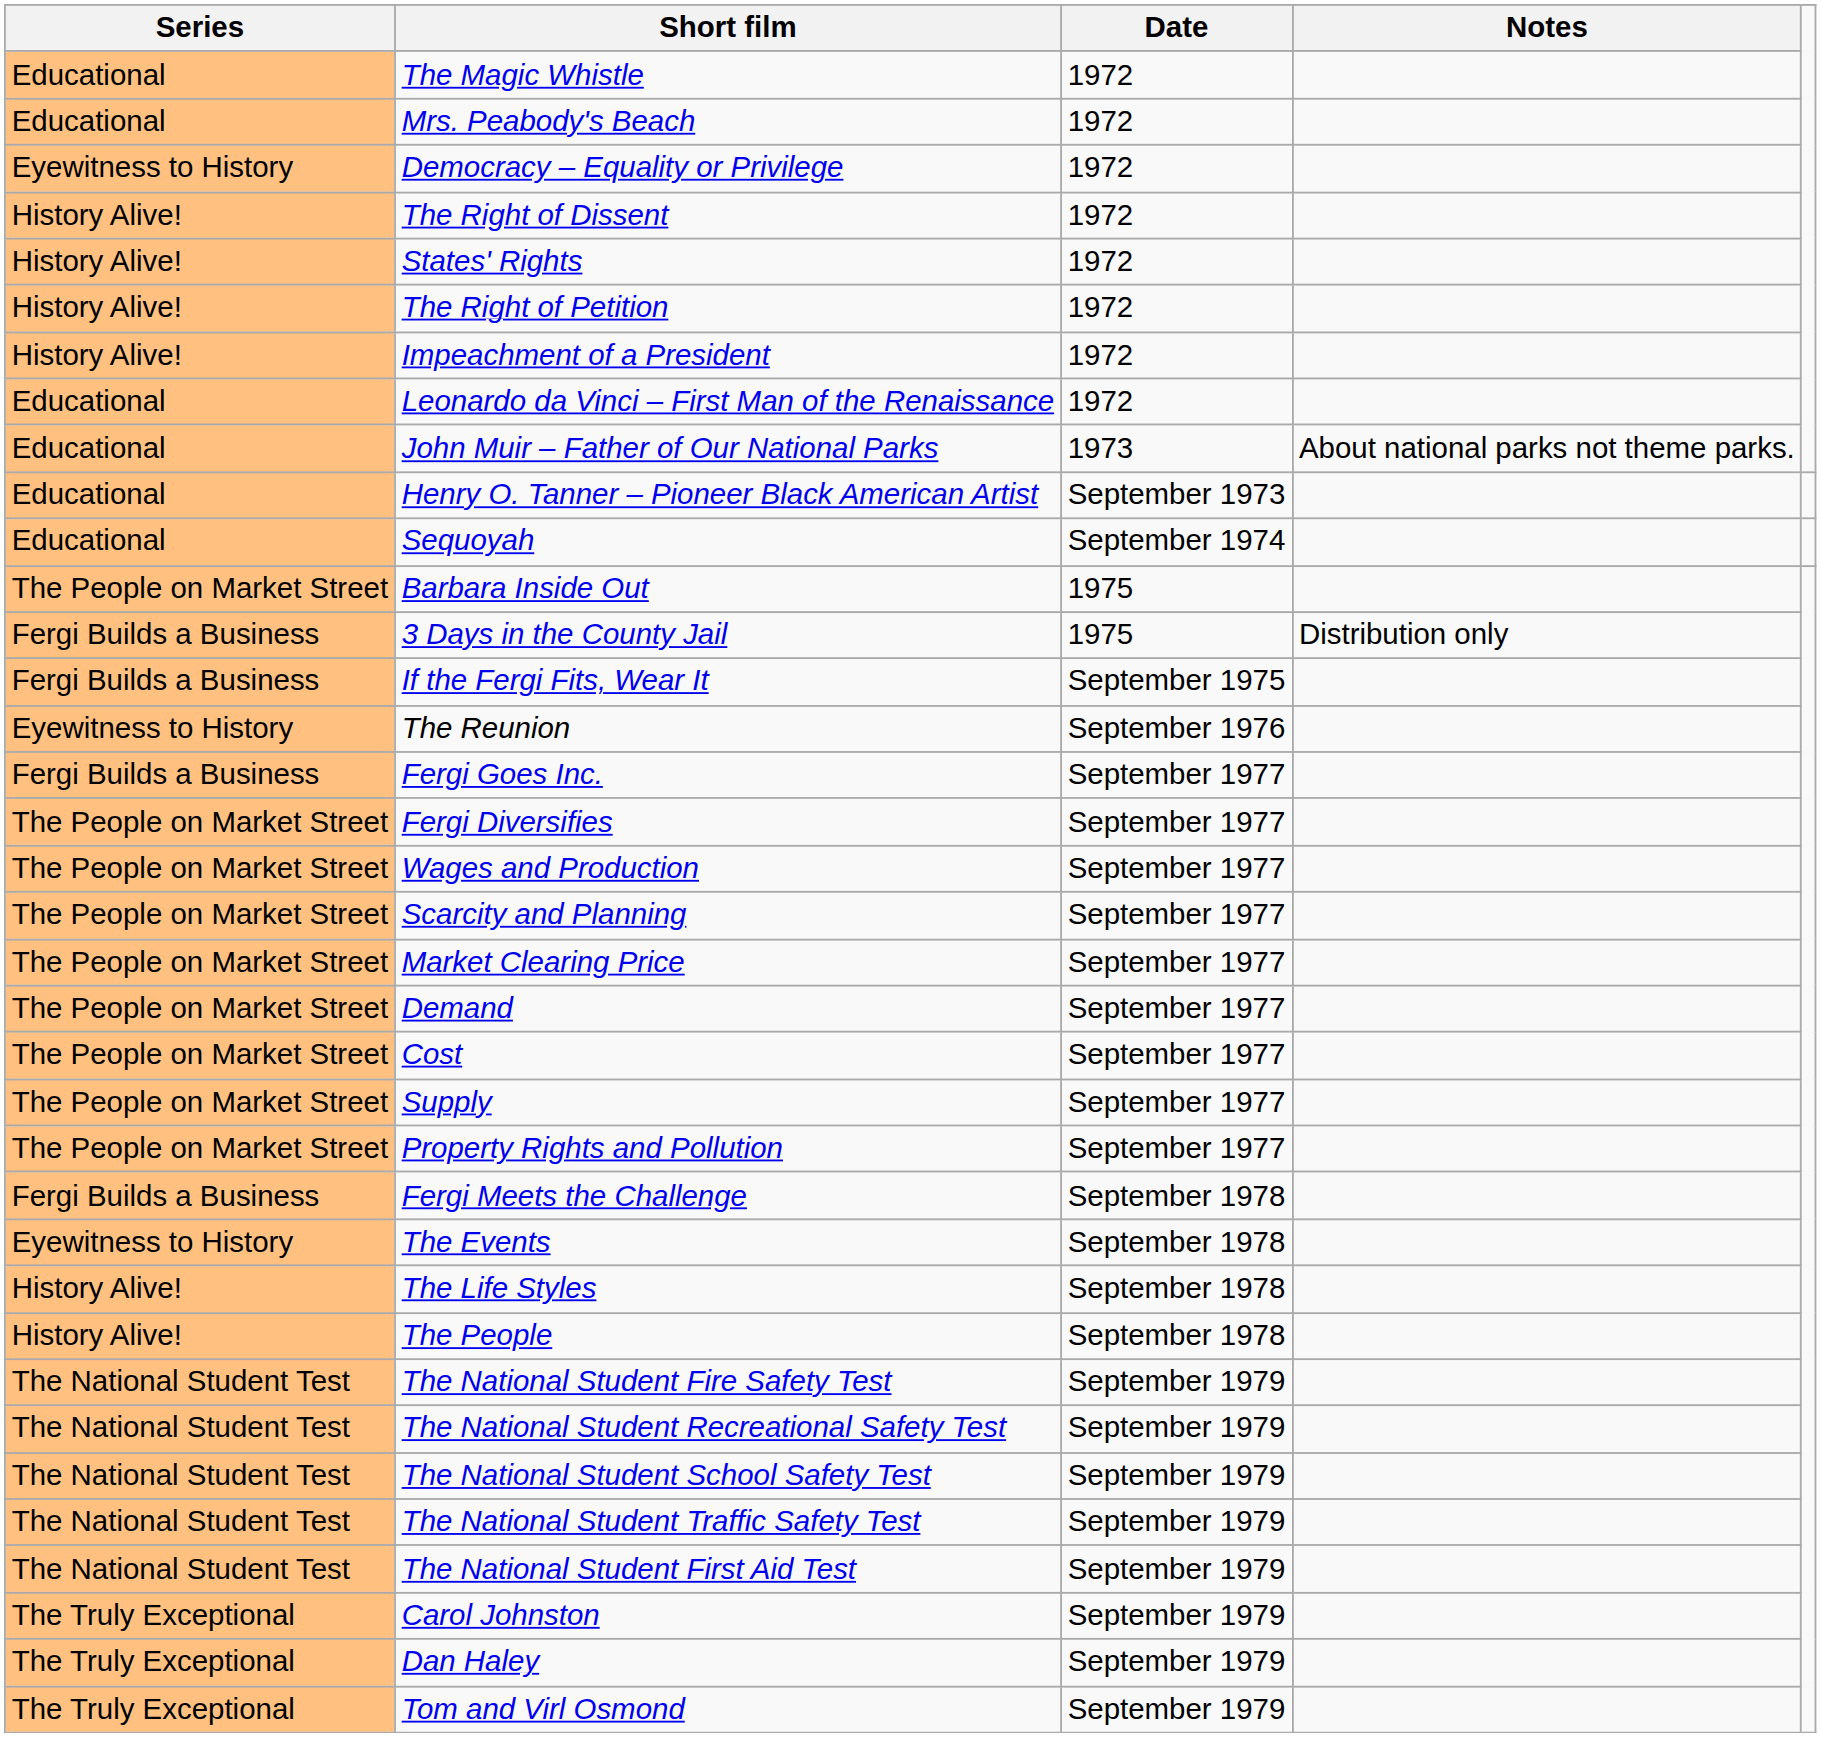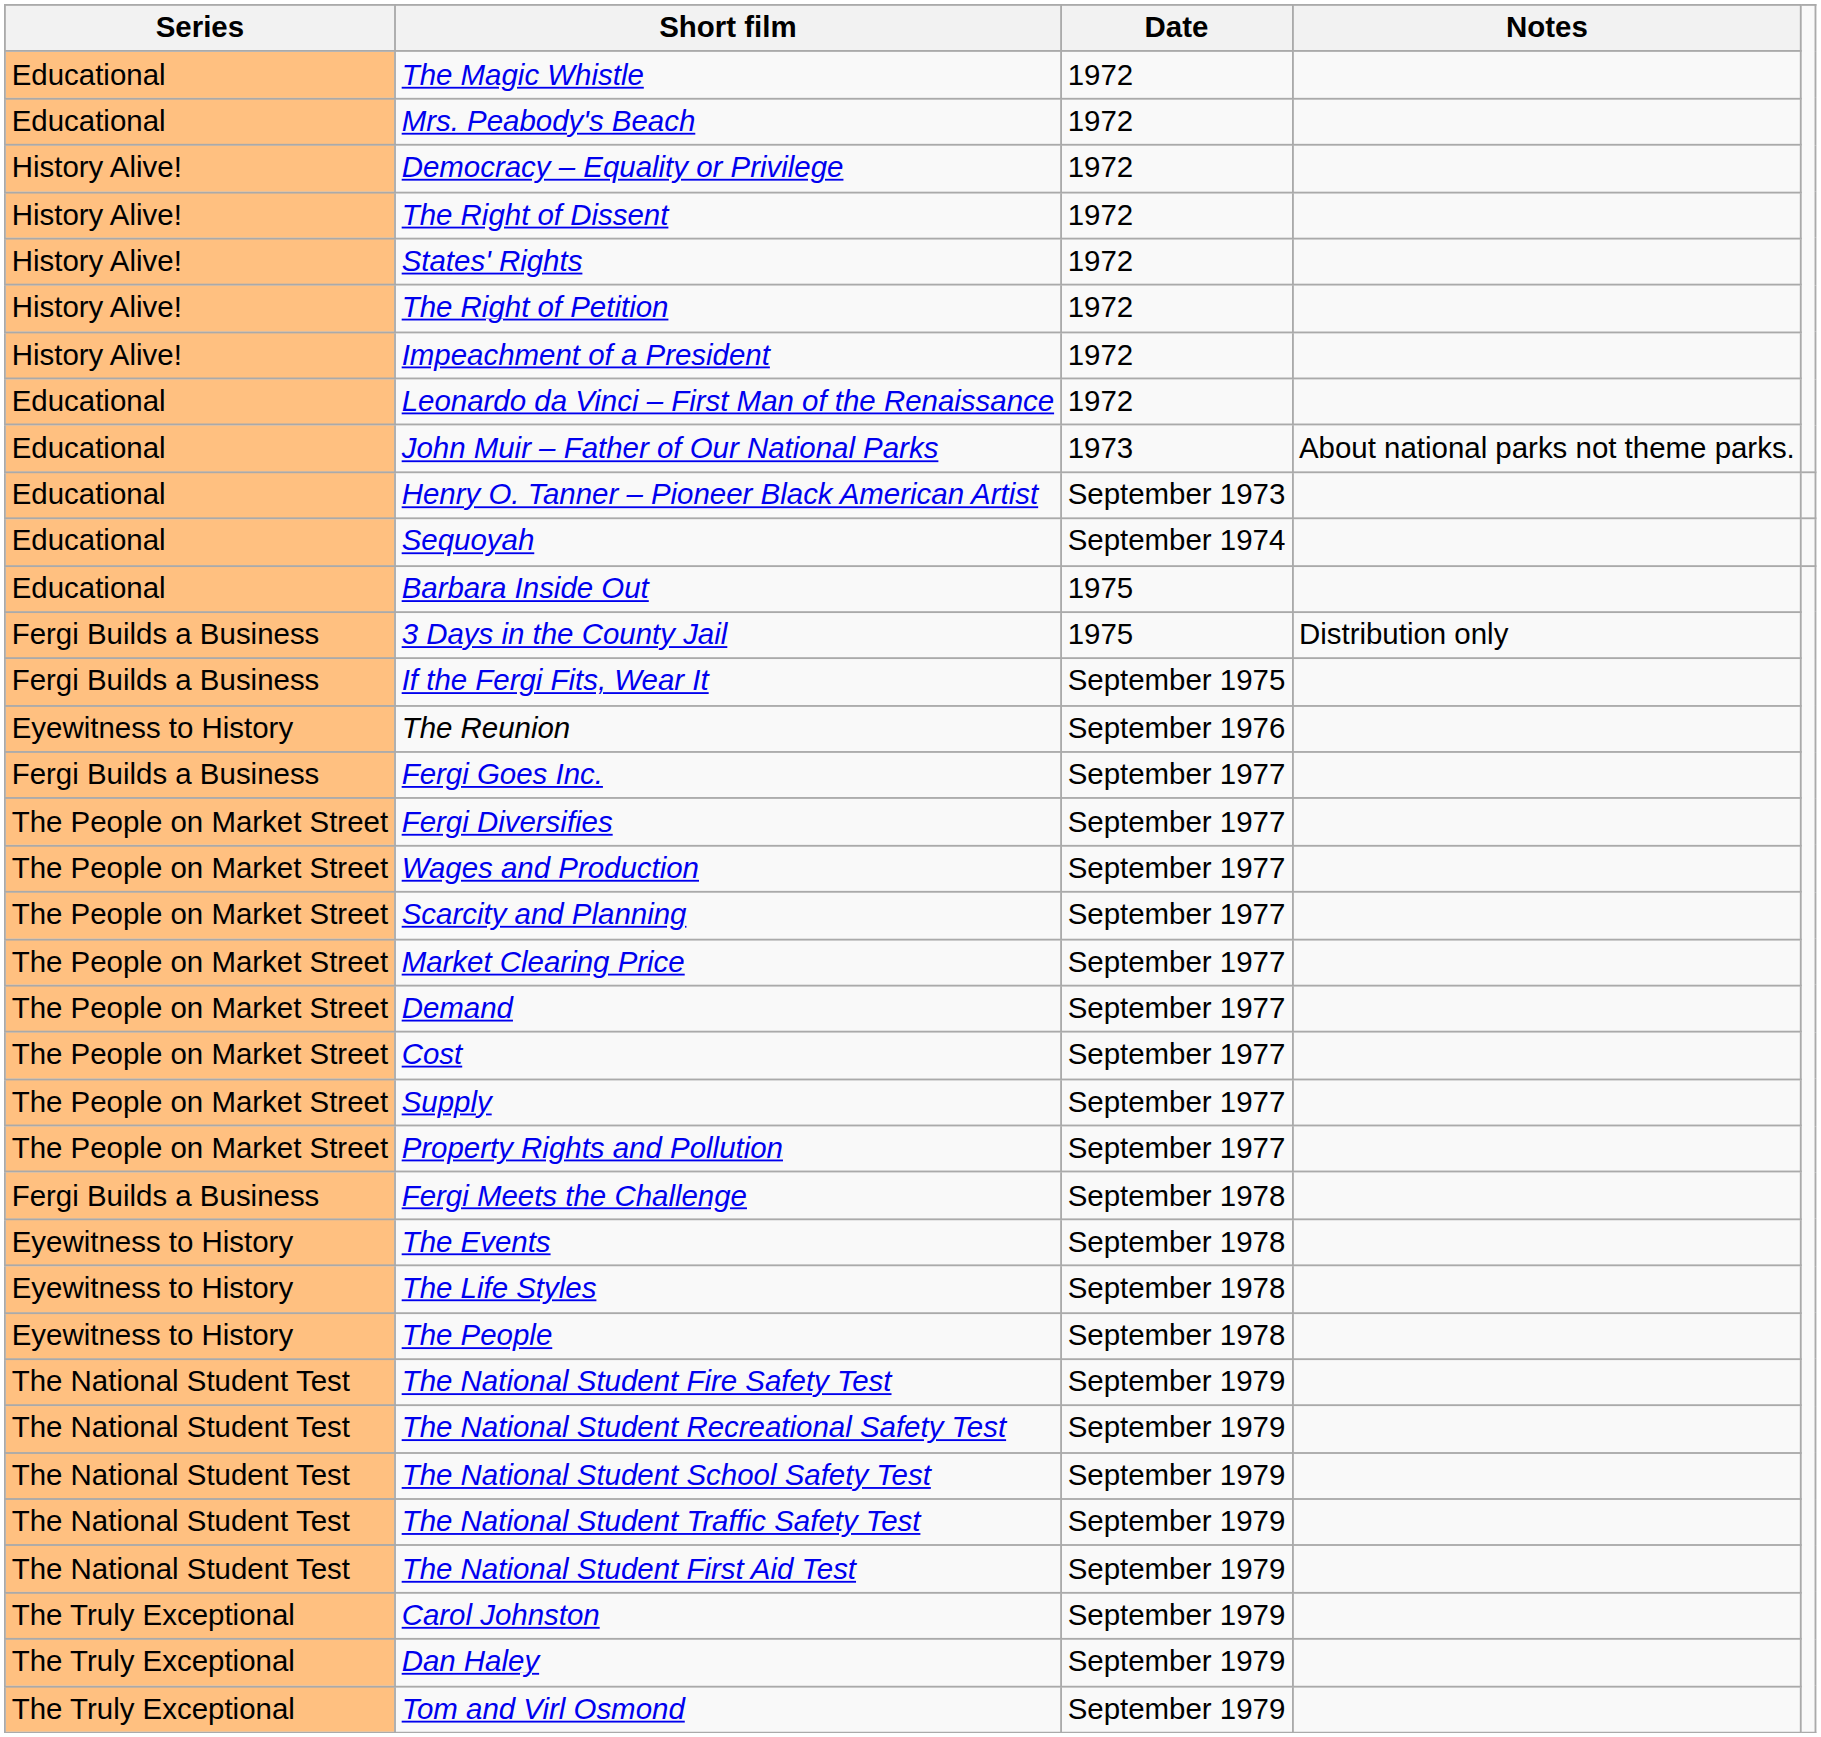(152, 167) Eyewitness to History -> (97, 167) History Alive!
(200, 588) The People on Market Street -> (89, 588) Educational
(97, 1288) History Alive! -> (152, 1288) Eyewitness to History
(97, 1335) History Alive! -> (152, 1335) Eyewitness to History
